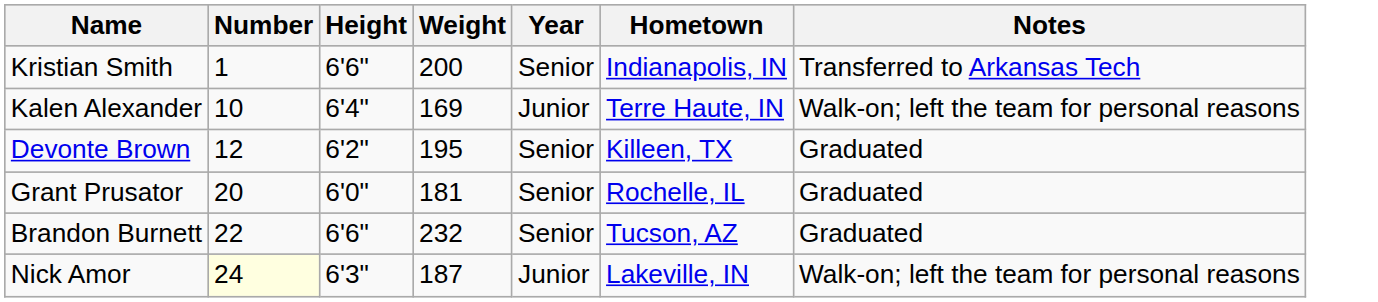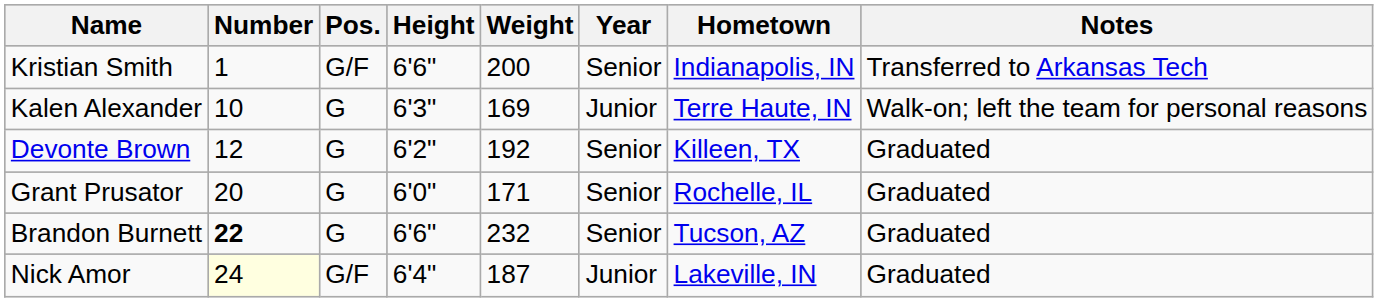+ column: (353, 25)
(347, 108) 6'4" -> (415, 108) 6'3"
(441, 150) 195 -> (508, 150) 192
(441, 191) 181 -> (508, 191) 171
(229, 233) normal -> (229, 233) bold
(347, 274) 6'3" -> (415, 274) 6'4"
(1049, 274) Walk-on; left the team for personal reasons -> (929, 274) Graduated
